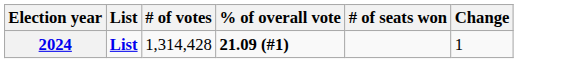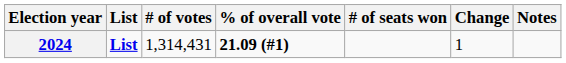+ column: (537, 17)
(179, 44) 1,314,428 -> (179, 44) 1,314,431
